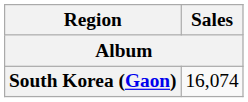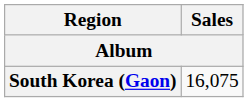(212, 81) 16,074 -> (212, 81) 16,075
